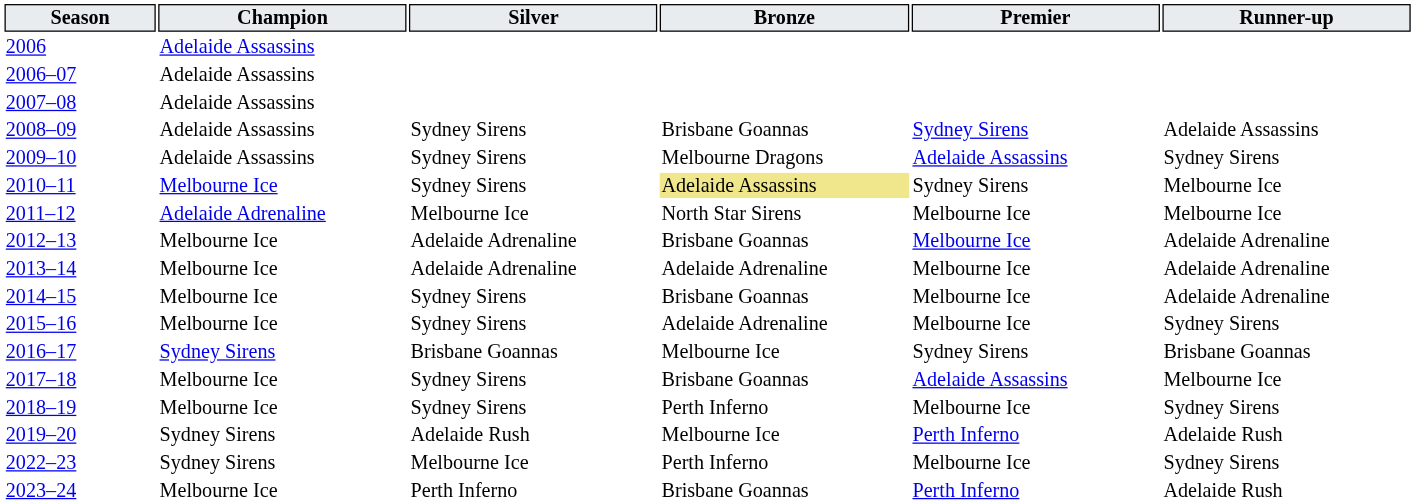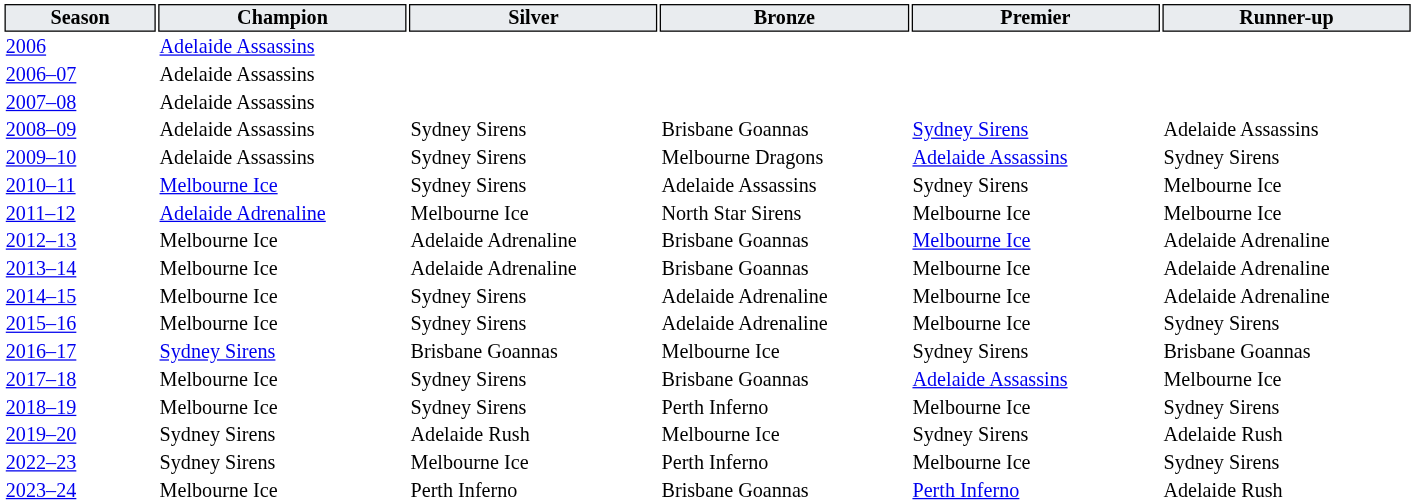(739, 185) khaki background -> (739, 185) no background
(745, 268) Adelaide Adrenaline -> (735, 268) Brisbane Goannas
(735, 296) Brisbane Goannas -> (745, 296) Adelaide Adrenaline
(966, 434) Perth Inferno -> (970, 434) Sydney Sirens
